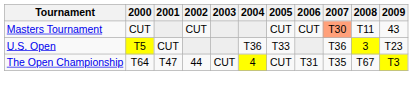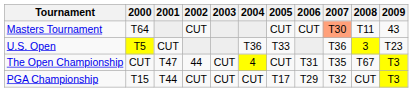(140, 29) CUT -> (140, 29) T64
(140, 63) T64 -> (140, 63) CUT
+ row: (53, 79)
